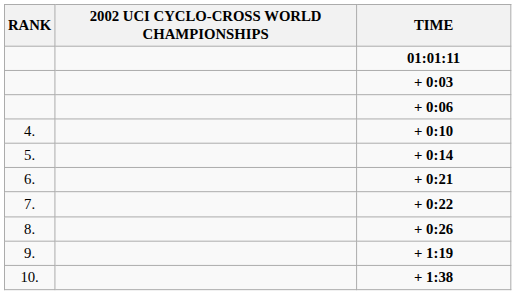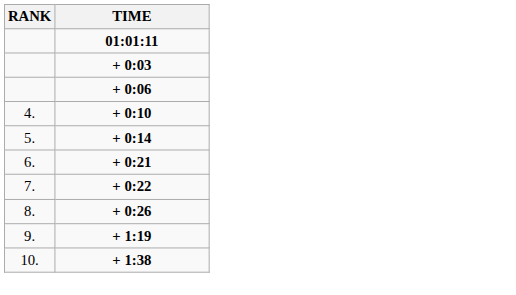- column: (206, 25)
